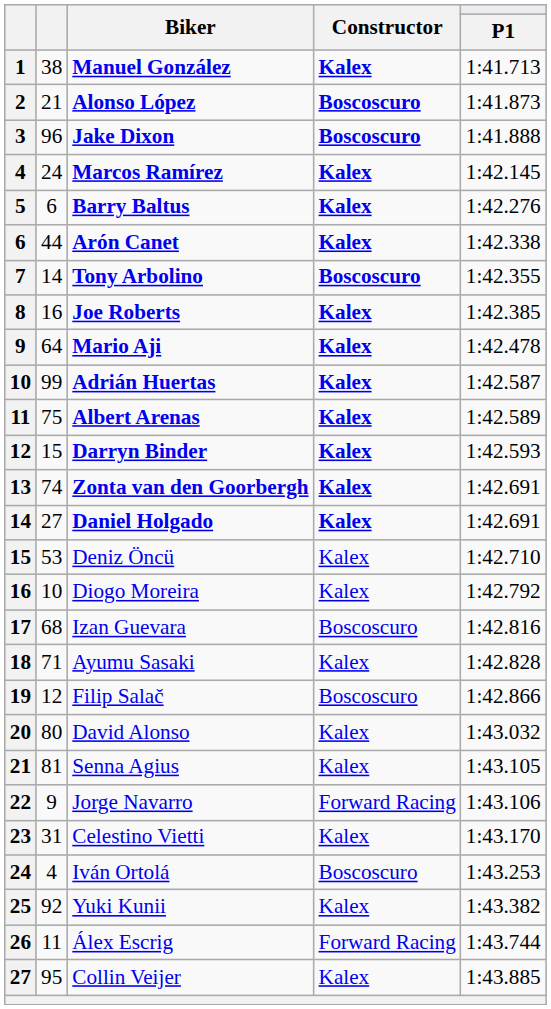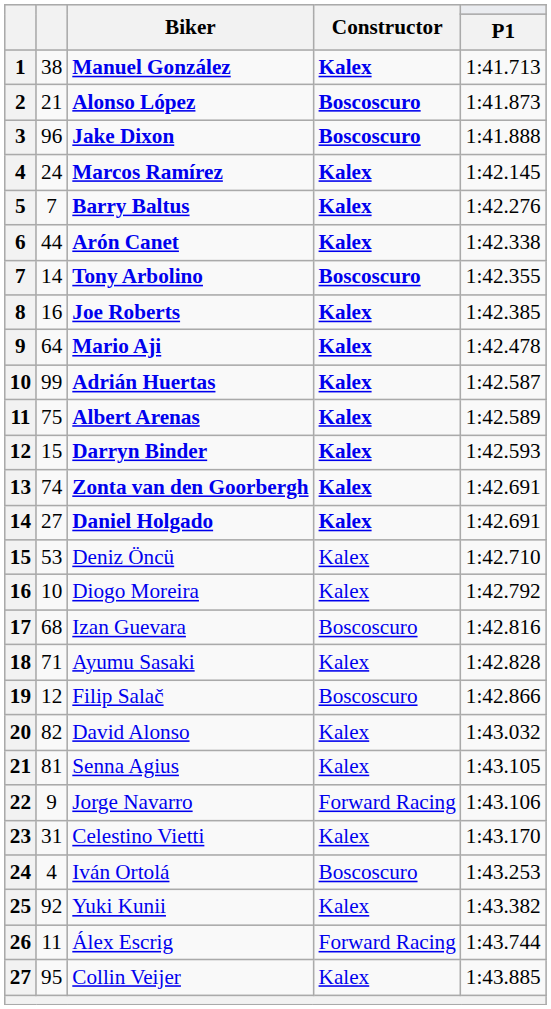(52, 206) 6 -> (52, 206) 7
(52, 731) 80 -> (52, 731) 82
